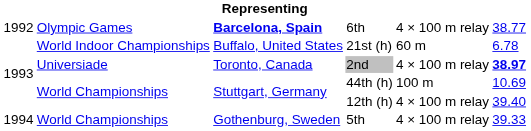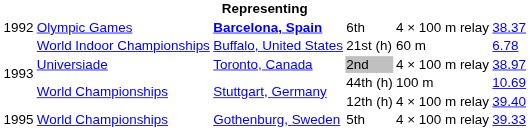(509, 27) 38.77 -> (509, 27) 38.37
(509, 64) bold -> (509, 64) normal
(18, 120) 1994 -> (18, 120) 1995
